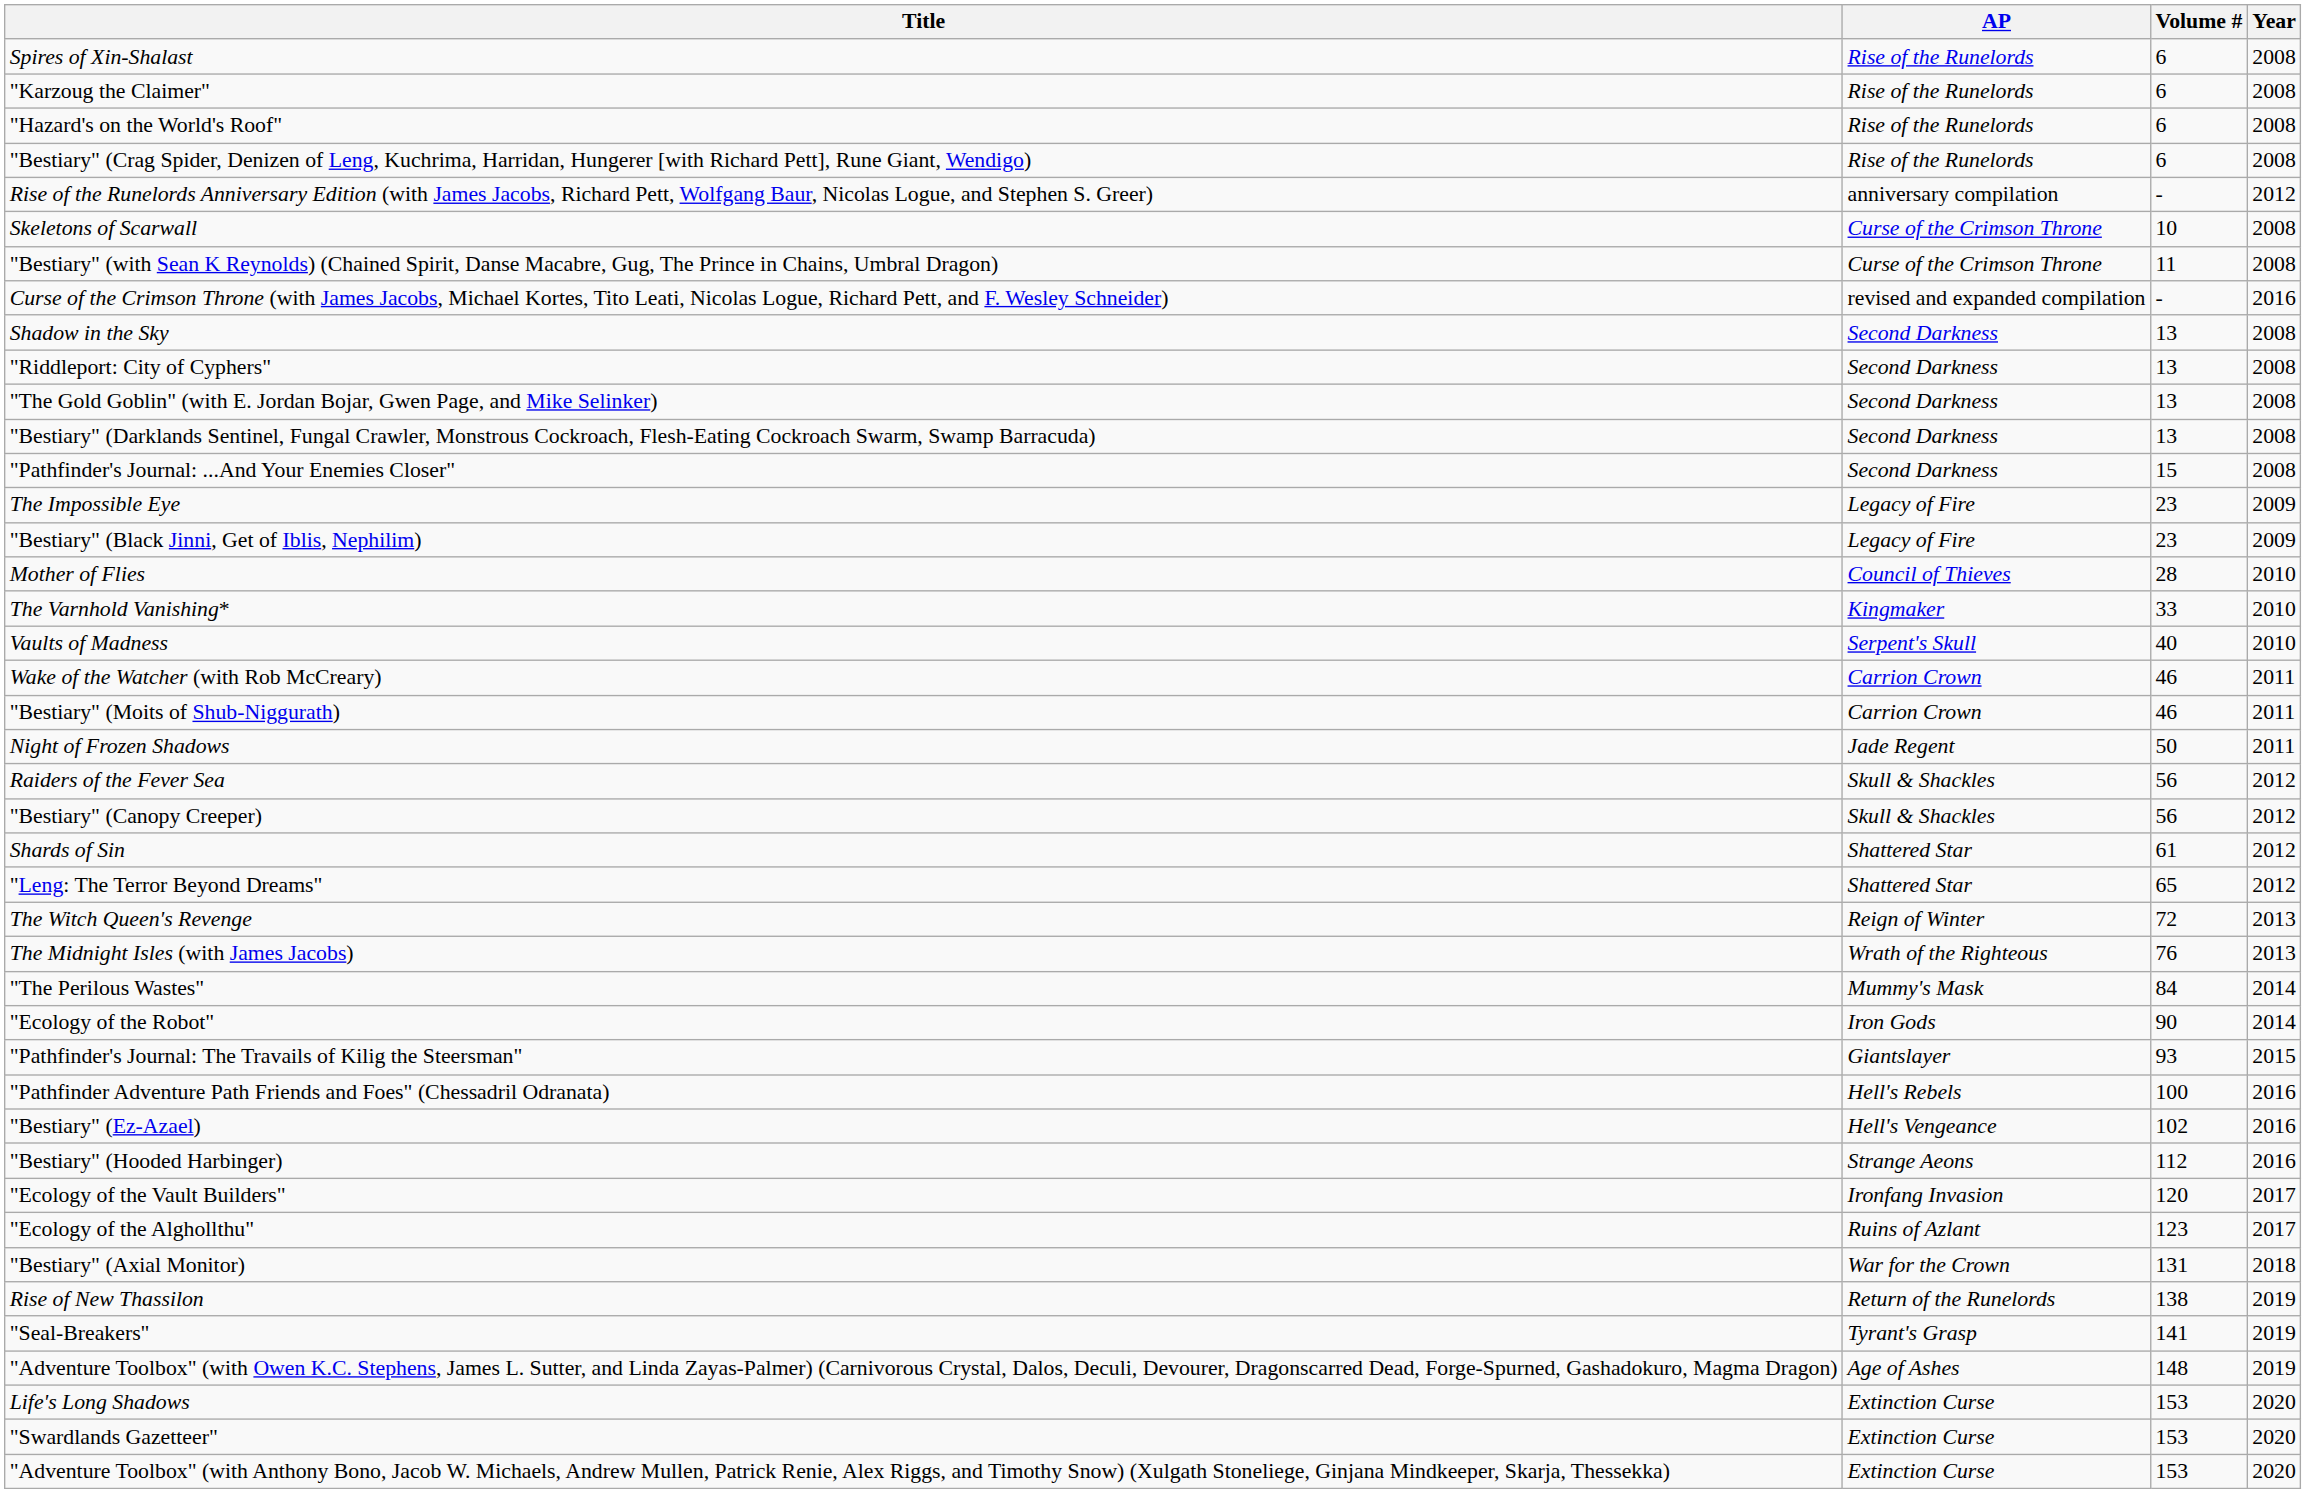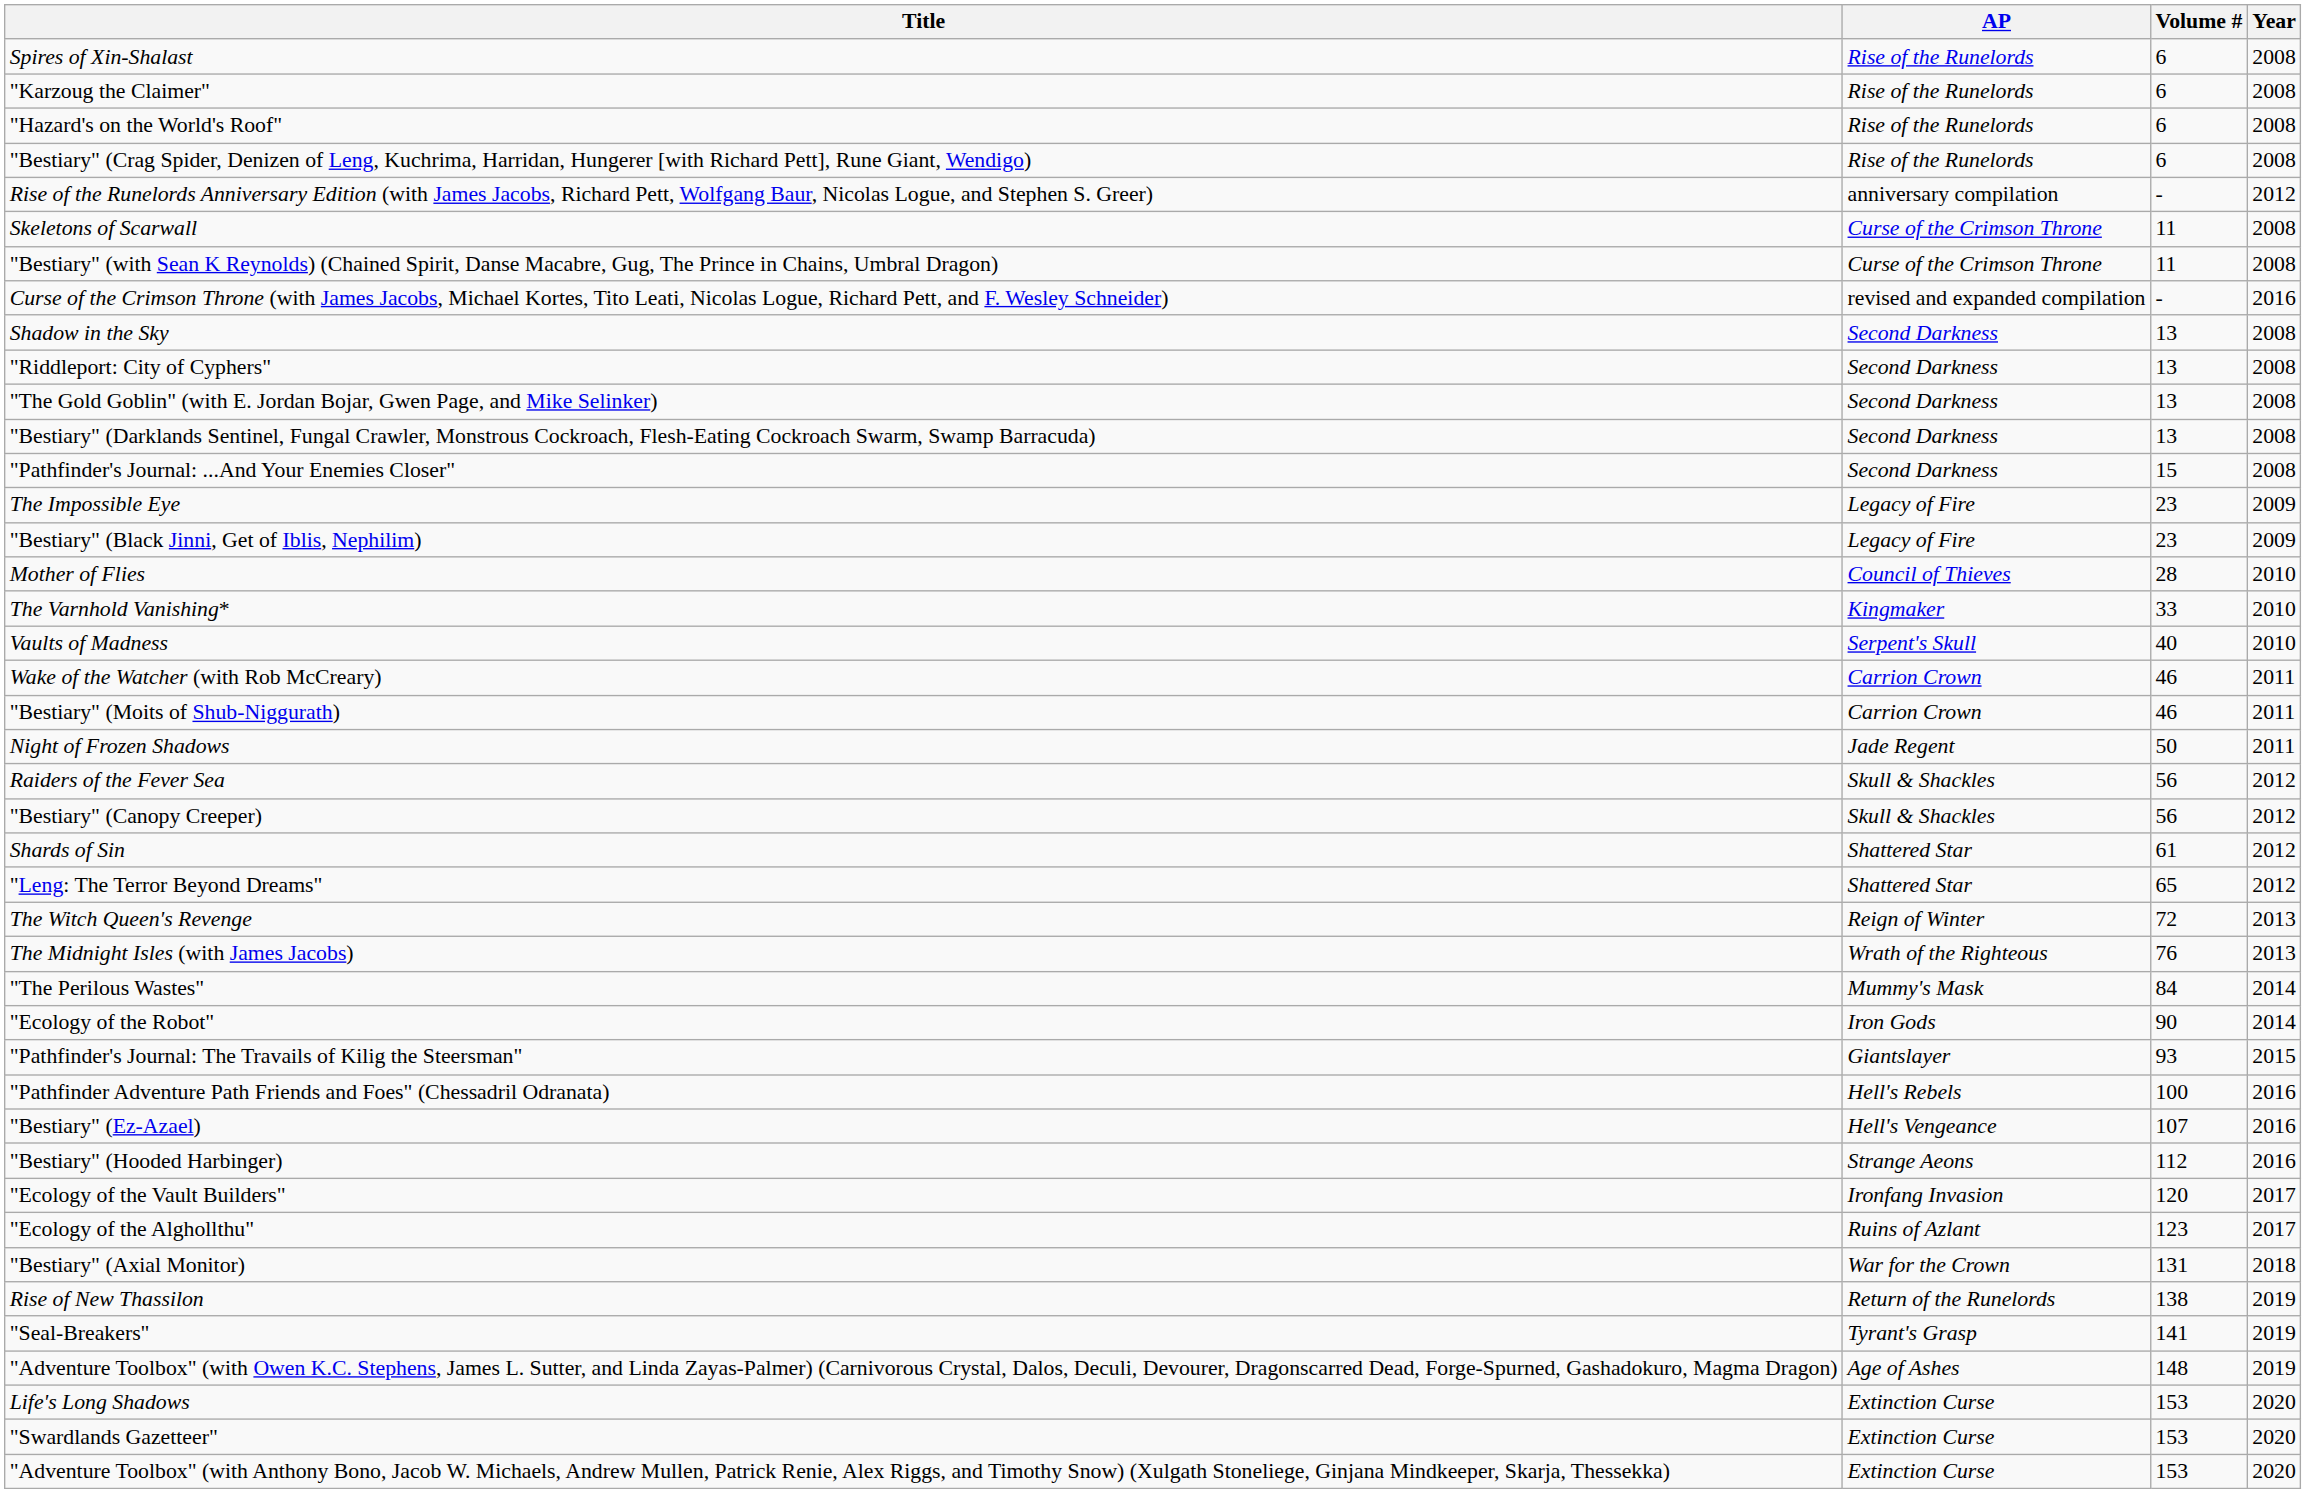(2166, 228) 10 -> (2166, 228) 11
(2172, 1126) 102 -> (2172, 1126) 107
